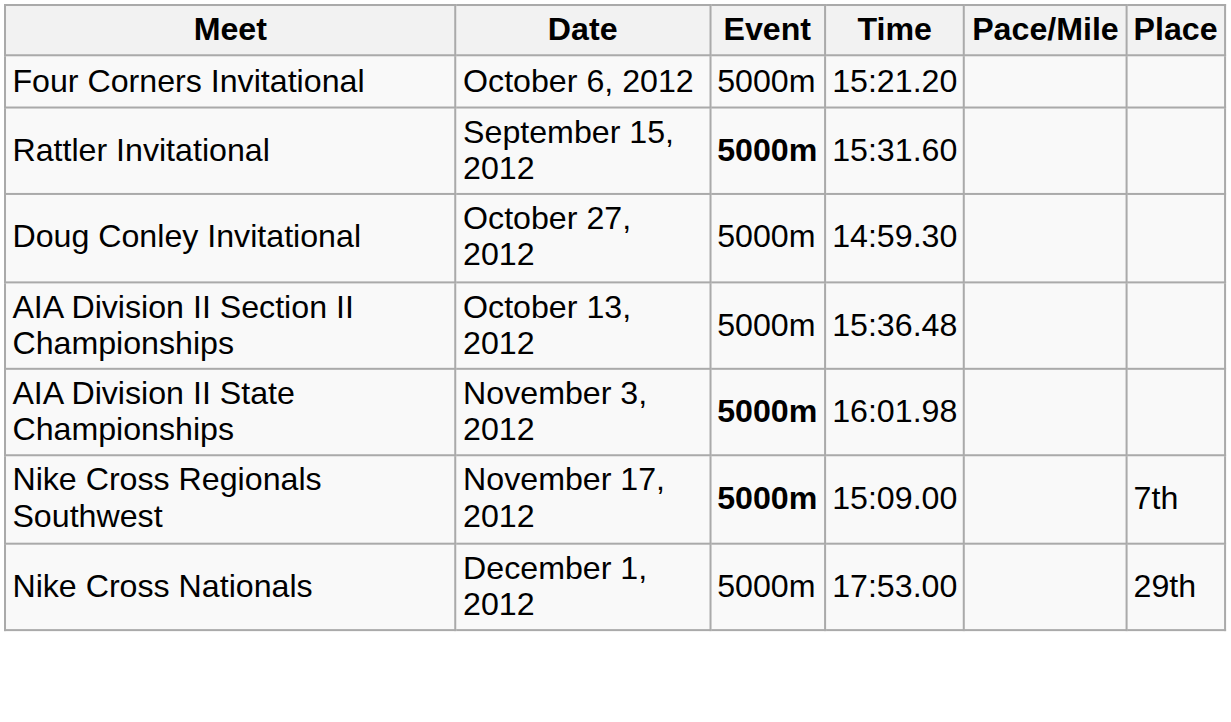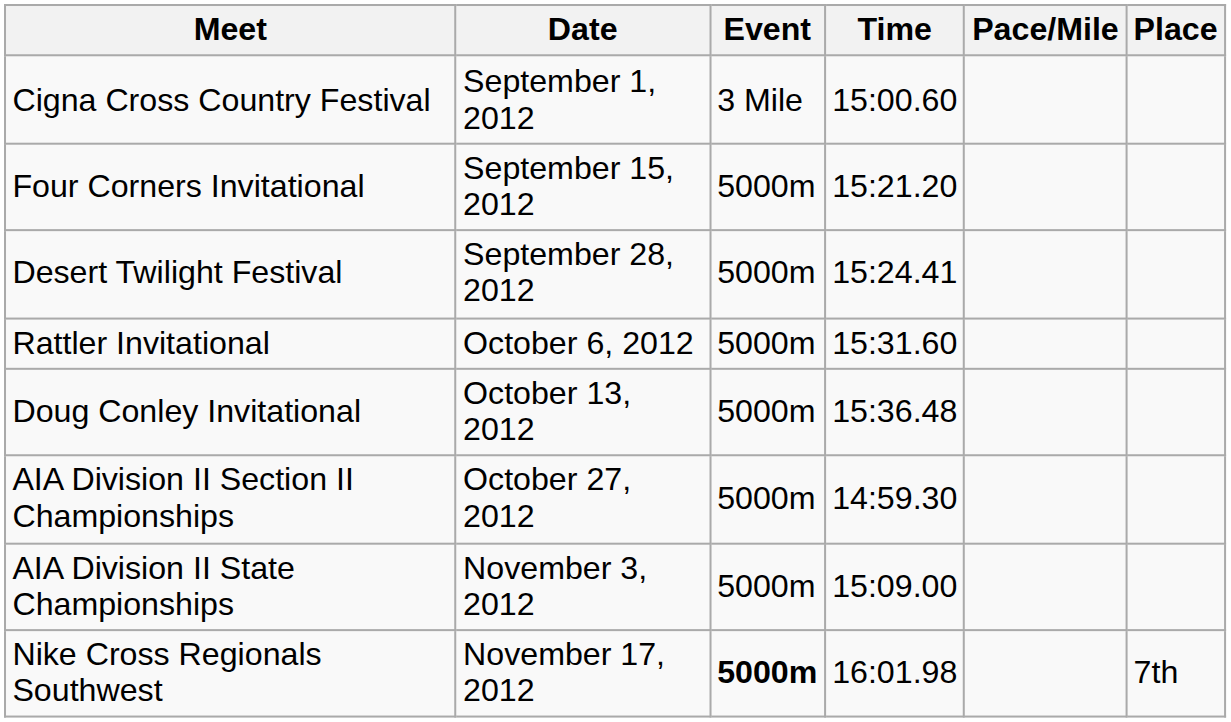+ row: (222, 99)
(578, 81) October 6, 2012 -> (569, 186) September 15, 2012
+ row: (177, 273)
(569, 150) September 15, 2012 -> (578, 342) October 6, 2012
(767, 150) bold -> (766, 342) normal
(547, 237) October 27, 2012 -> (547, 411) October 13, 2012
(895, 237) 14:59.30 -> (895, 411) 15:36.48
(547, 324) October 13, 2012 -> (547, 498) October 27, 2012
(895, 324) 15:36.48 -> (895, 498) 14:59.30
(767, 411) bold -> (766, 586) normal
(895, 411) 16:01.98 -> (895, 586) 15:09.00
(895, 498) 15:09.00 -> (895, 673) 16:01.98
- row: (163, 586)
